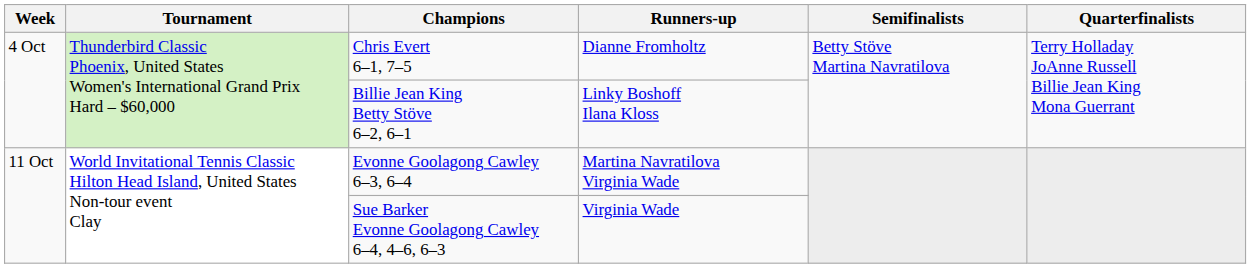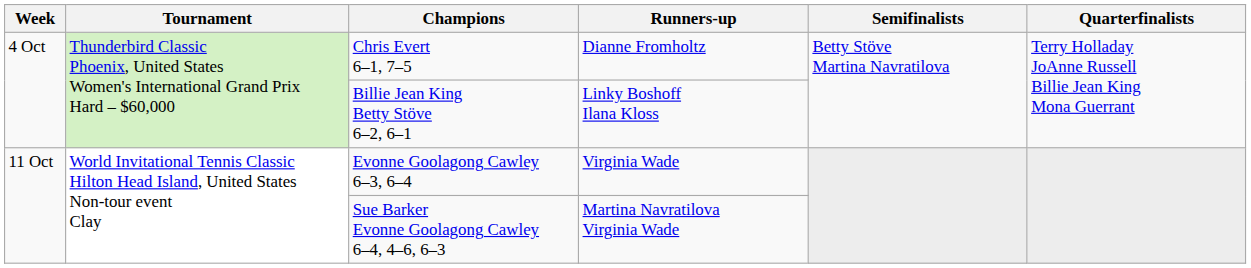(651, 171) Martina Navratilova Virginia Wade -> (631, 161) Virginia Wade
(631, 209) Virginia Wade -> (651, 219) Martina Navratilova Virginia Wade
